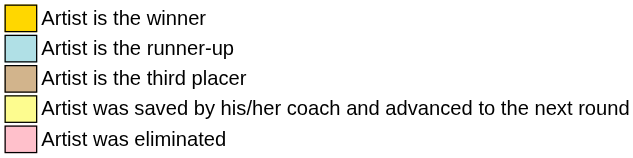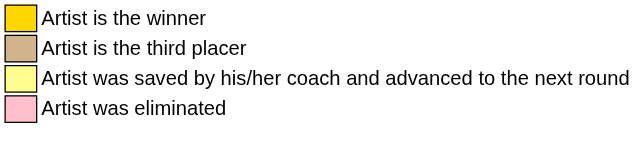- row: (138, 48)
